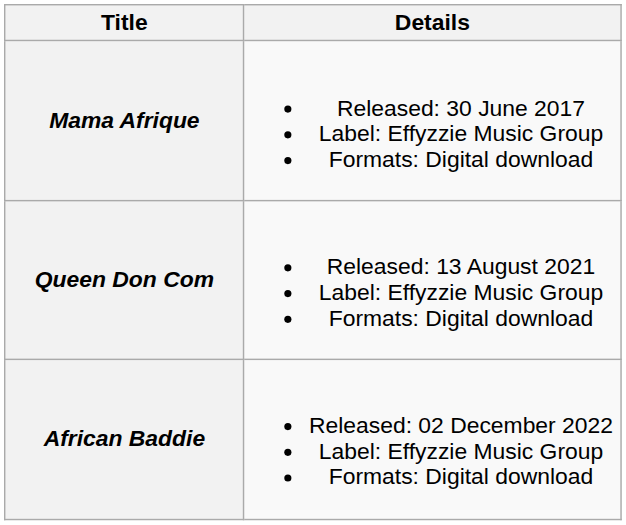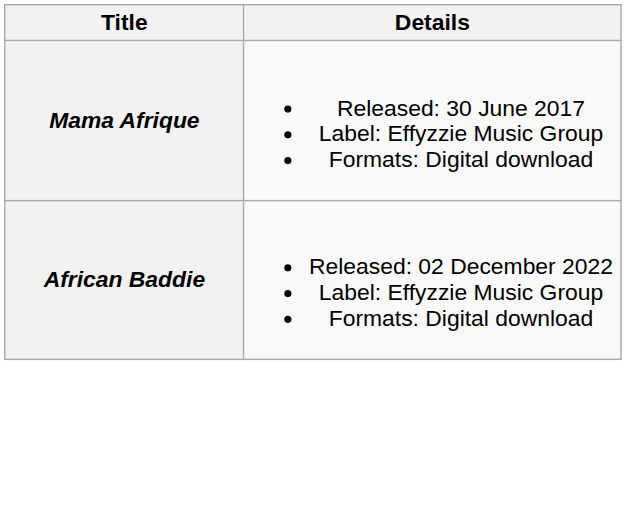- row: (124, 279)
